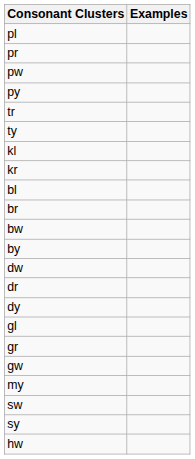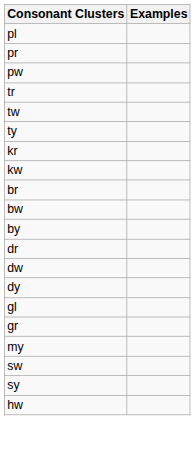- row: (14, 92)
+ row: (13, 111)
- row: (12, 151)
+ row: (15, 170)
- row: (12, 190)
rows swapped: (13, 287) <-> (15, 268)
- row: (15, 365)
